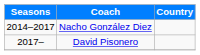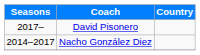rows swapped: (105, 27) <-> (105, 42)
